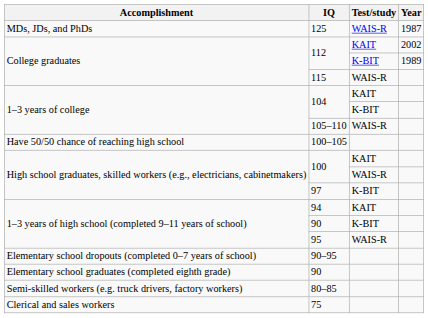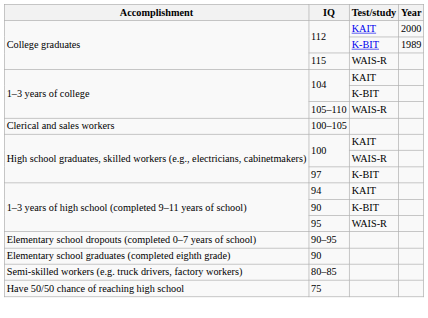- row: (319, 28)
(411, 45) 2002 -> (411, 28) 2000
(95, 142) Have 50/50 chance of reaching high school -> (61, 126) Clerical and sales workers
(61, 304) Clerical and sales workers -> (95, 288) Have 50/50 chance of reaching high school
